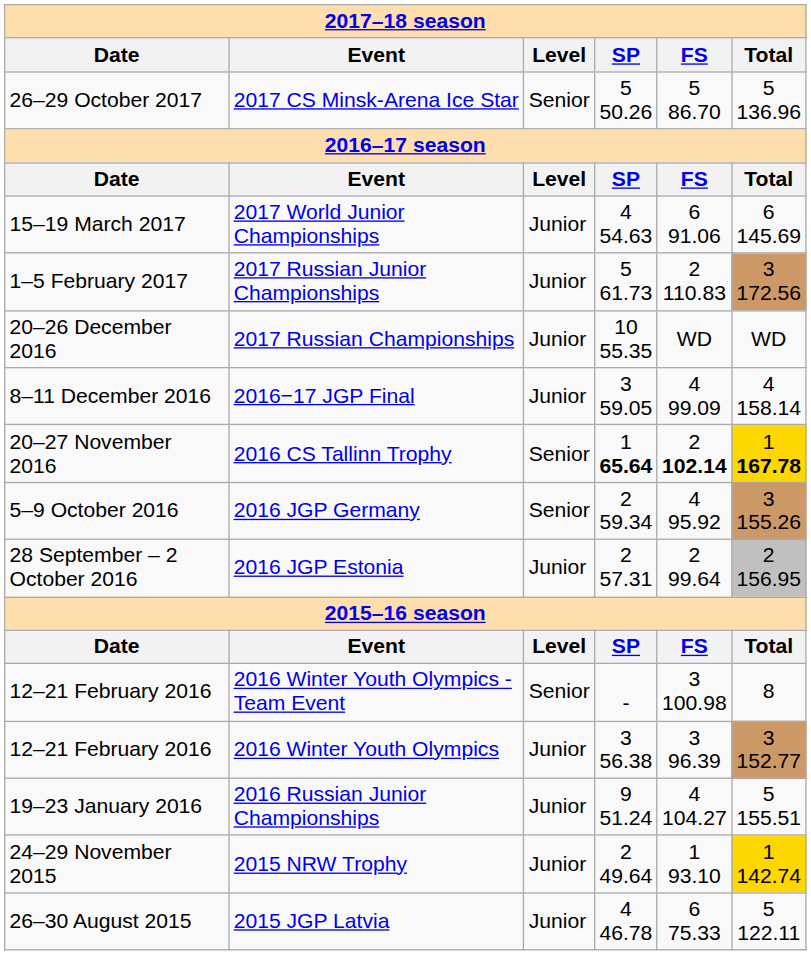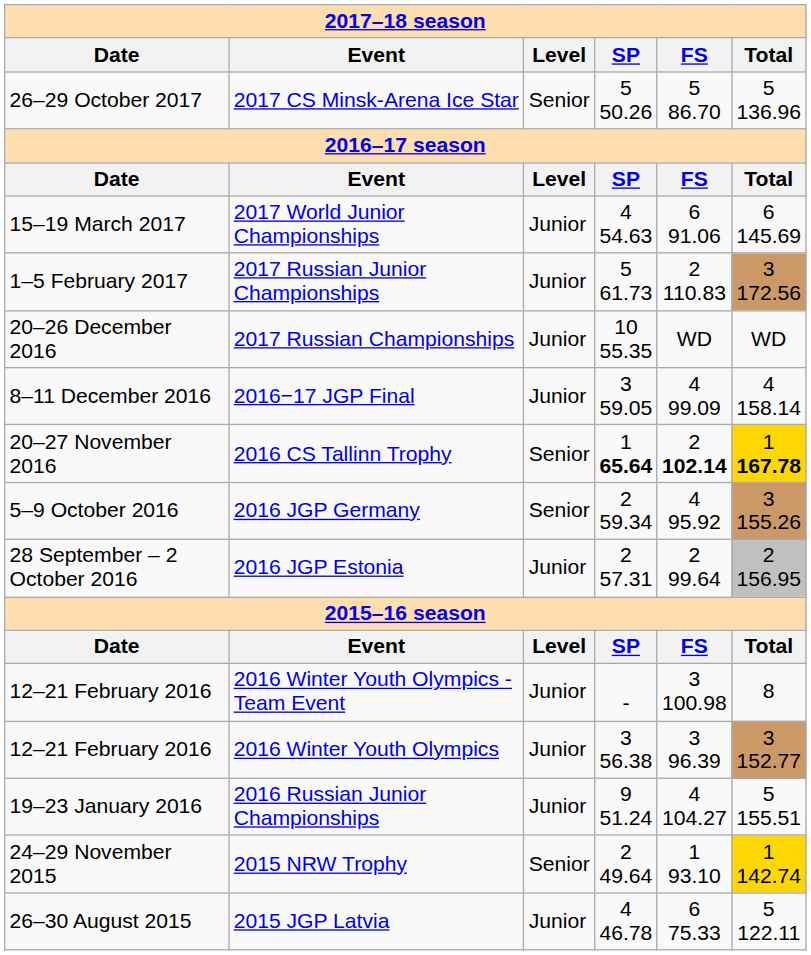(559, 692) Senior -> (557, 692) Junior
(557, 863) Junior -> (559, 863) Senior
